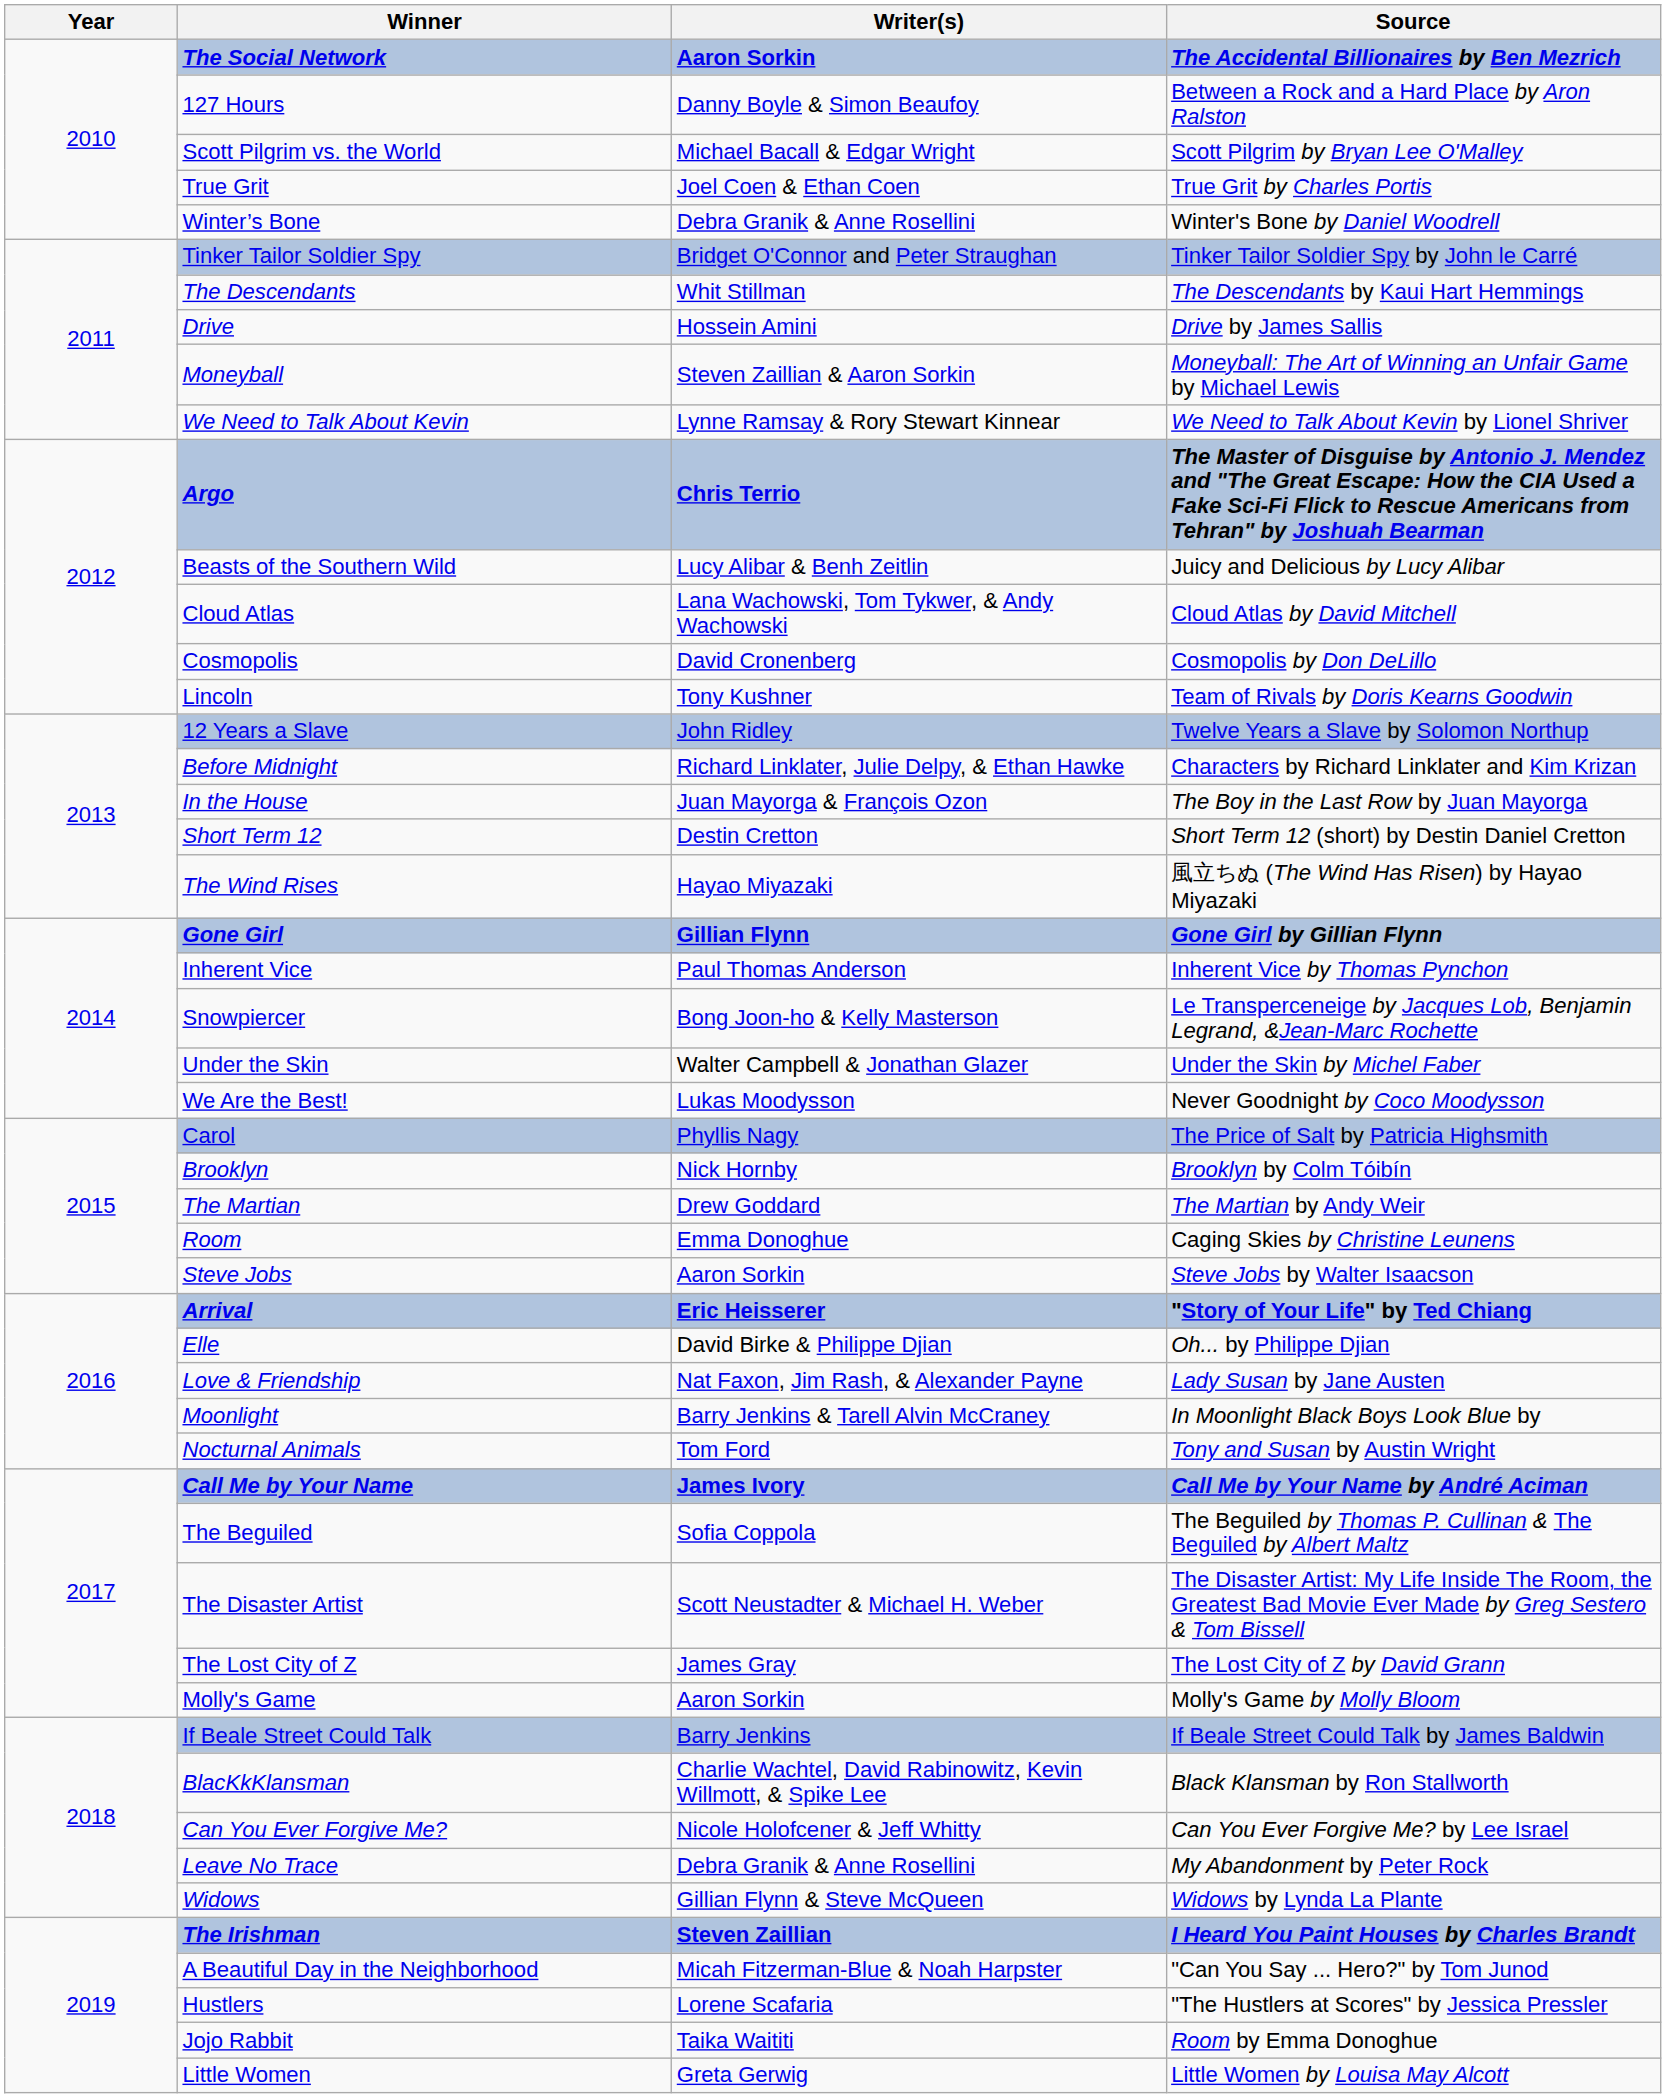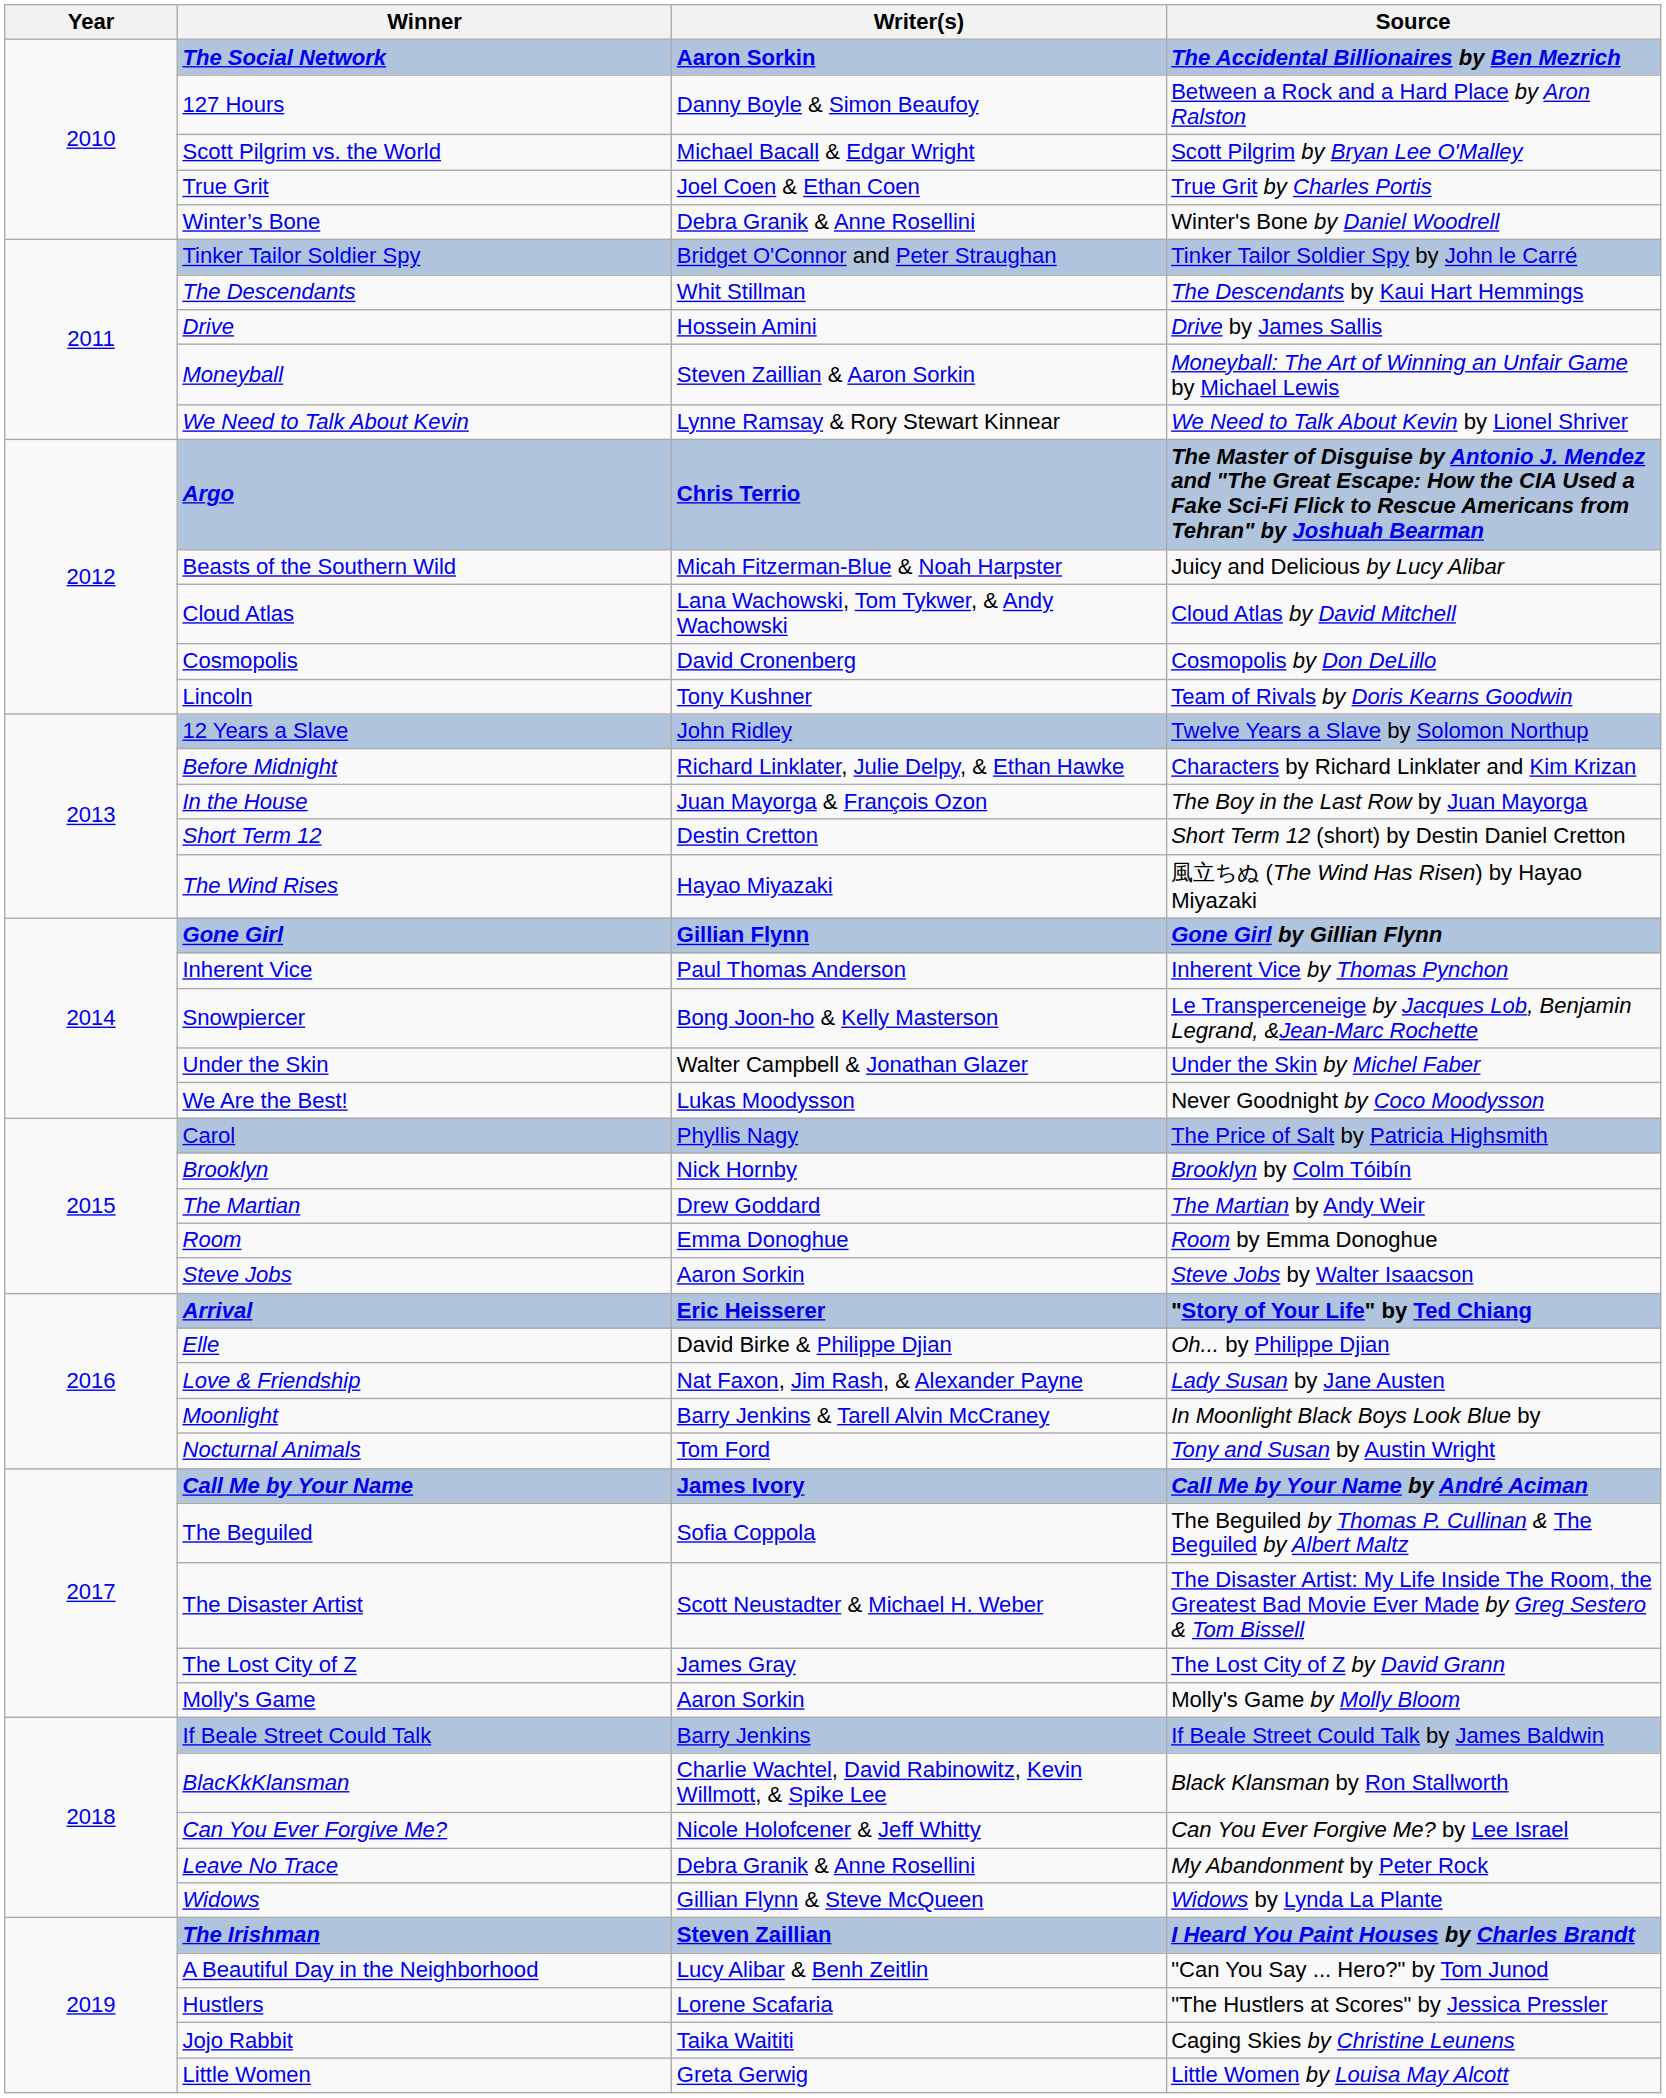(803, 566) Lucy Alibar & Benh Zeitlin -> (869, 566) Micah Fitzerman-Blue & Noah Harpster
(1343, 1240) Caging Skies by Christine Leunens -> (1304, 1240) Room by Emma Donoghue
(869, 1970) Micah Fitzerman-Blue & Noah Harpster -> (803, 1970) Lucy Alibar & Benh Zeitlin
(1304, 2040) Room by Emma Donoghue -> (1343, 2040) Caging Skies by Christine Leunens
